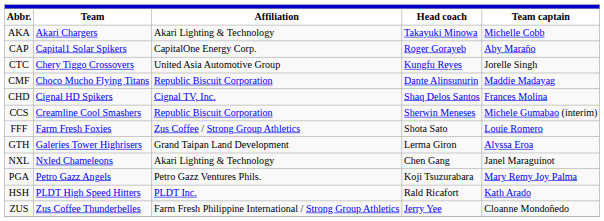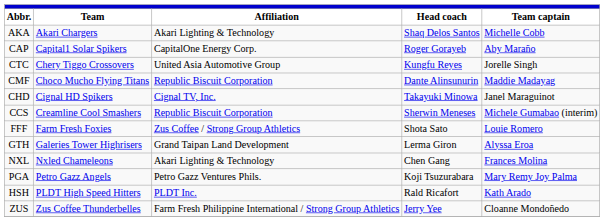(441, 33) Takayuki Minowa -> (442, 33) Shaq Delos Santos
(442, 97) Shaq Delos Santos -> (441, 97) Takayuki Minowa
(516, 97) Frances Molina -> (519, 97) Janel Maraguinot
(519, 161) Janel Maraguinot -> (516, 161) Frances Molina
